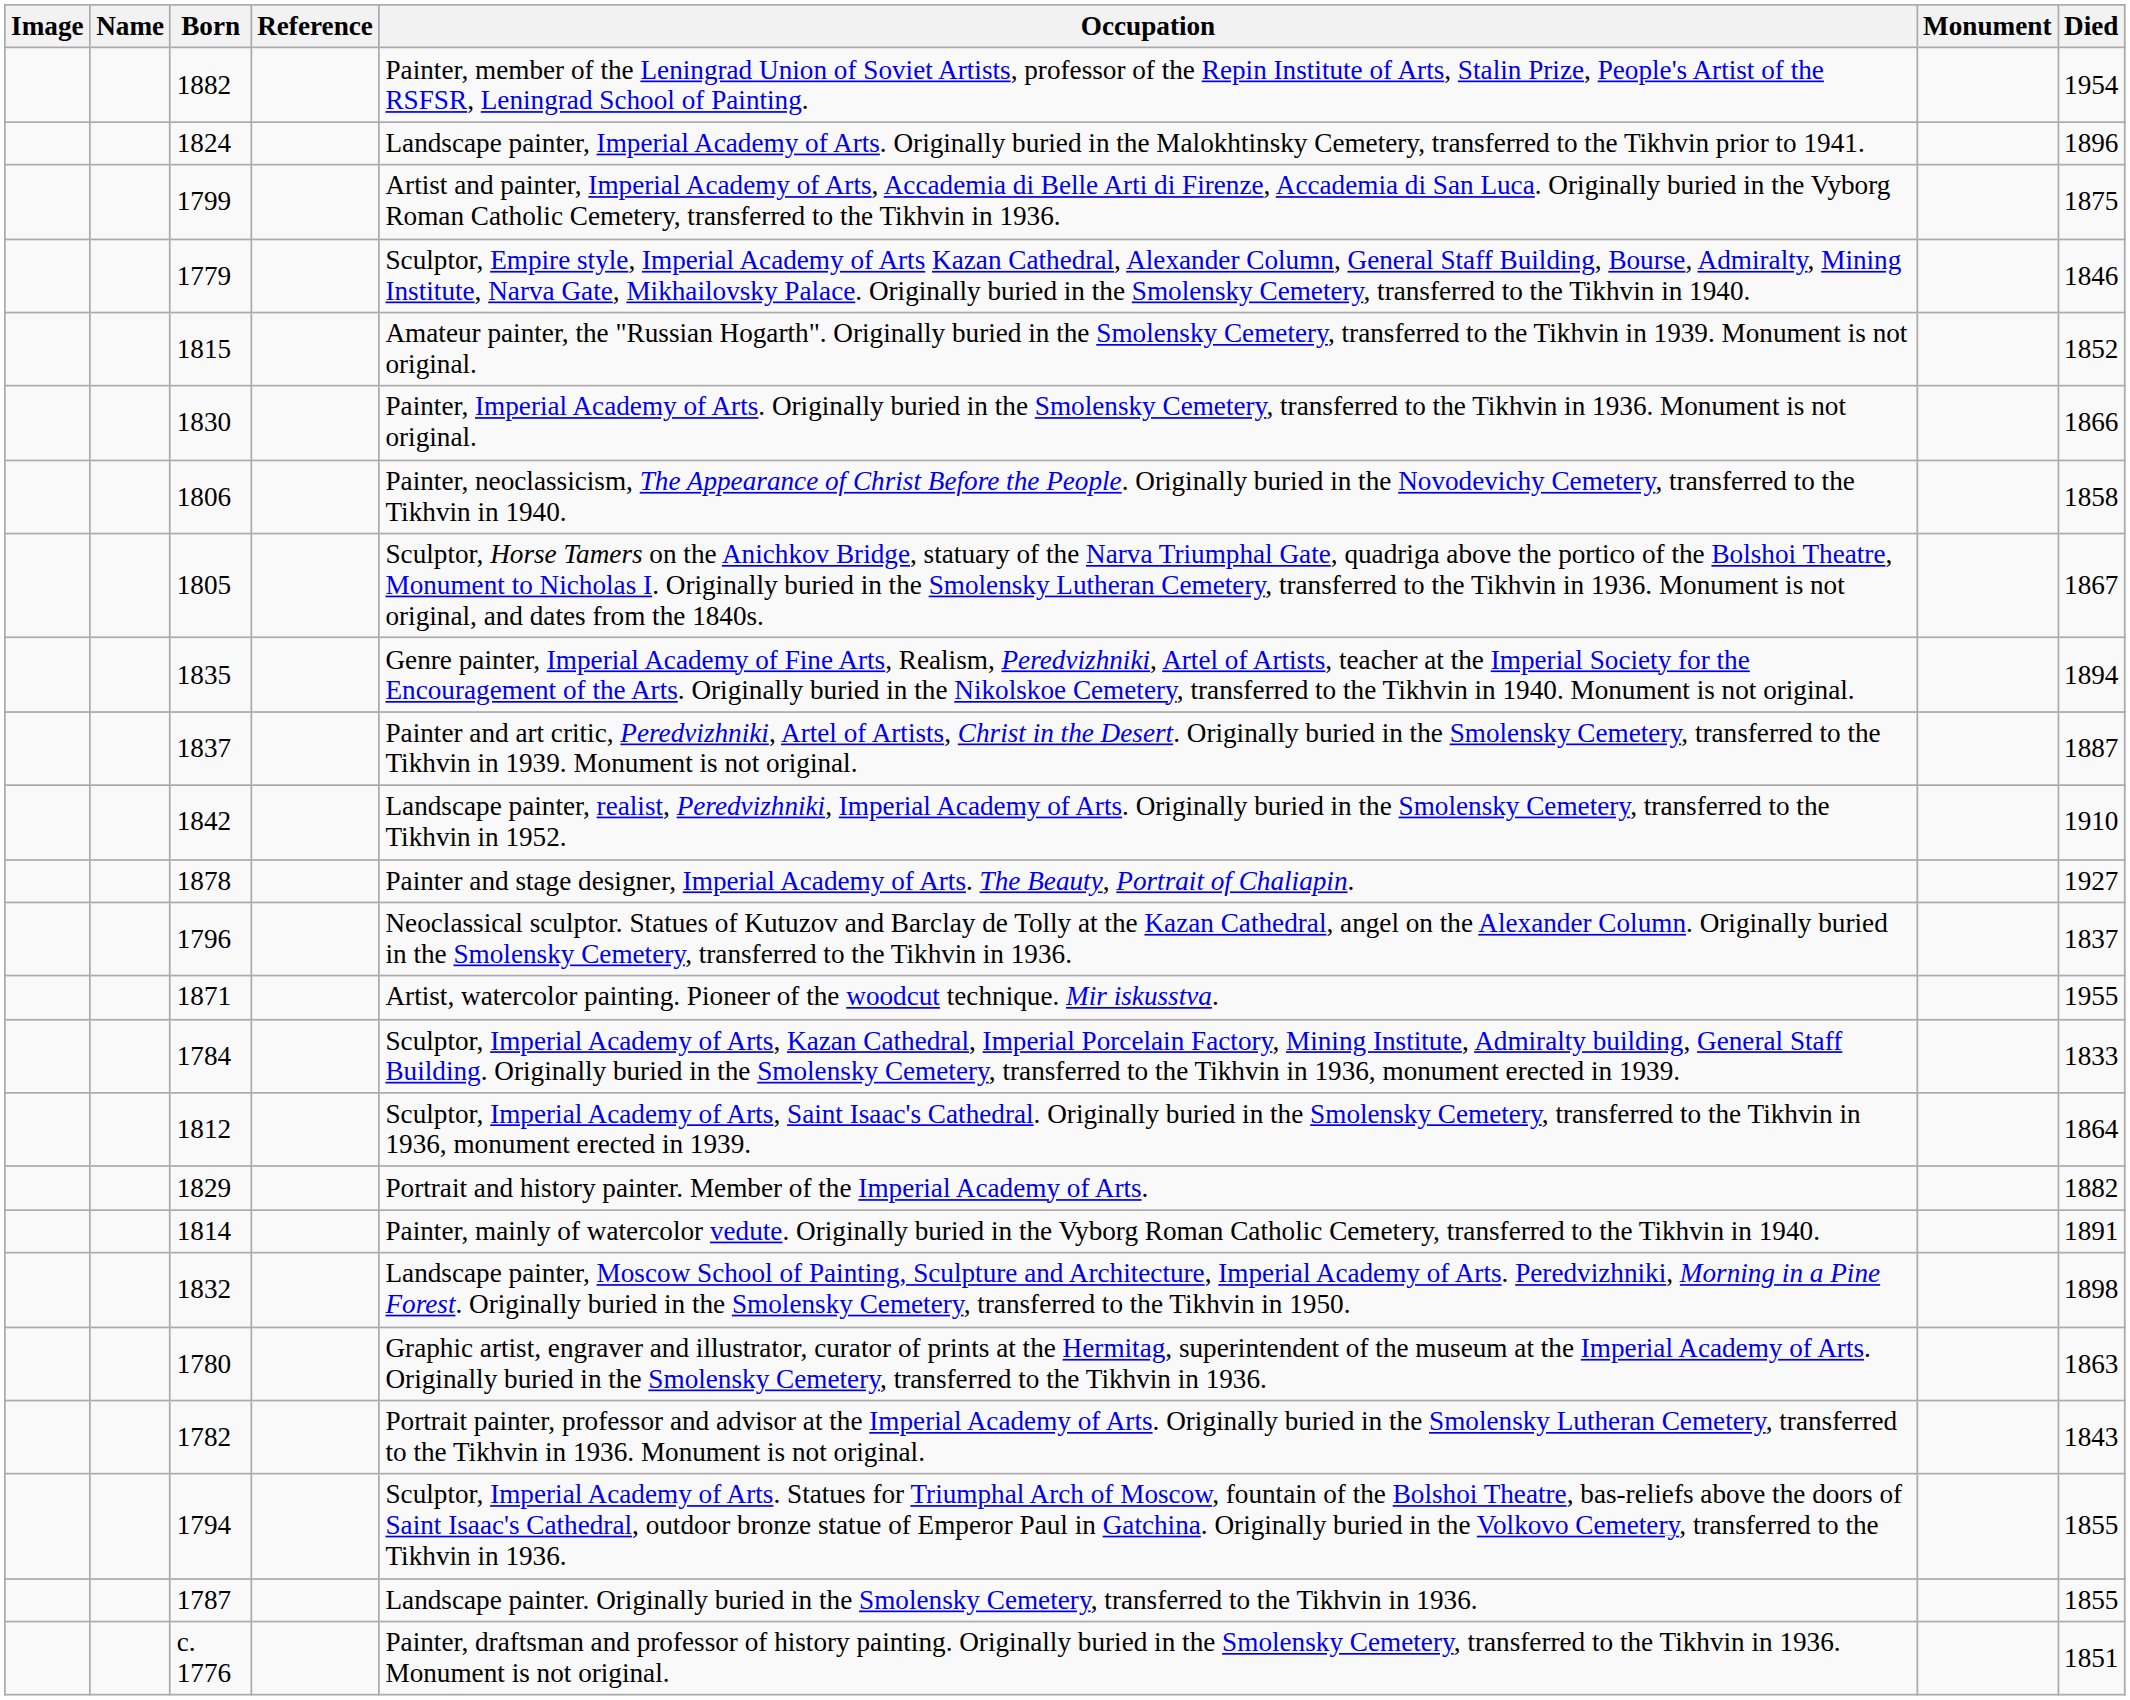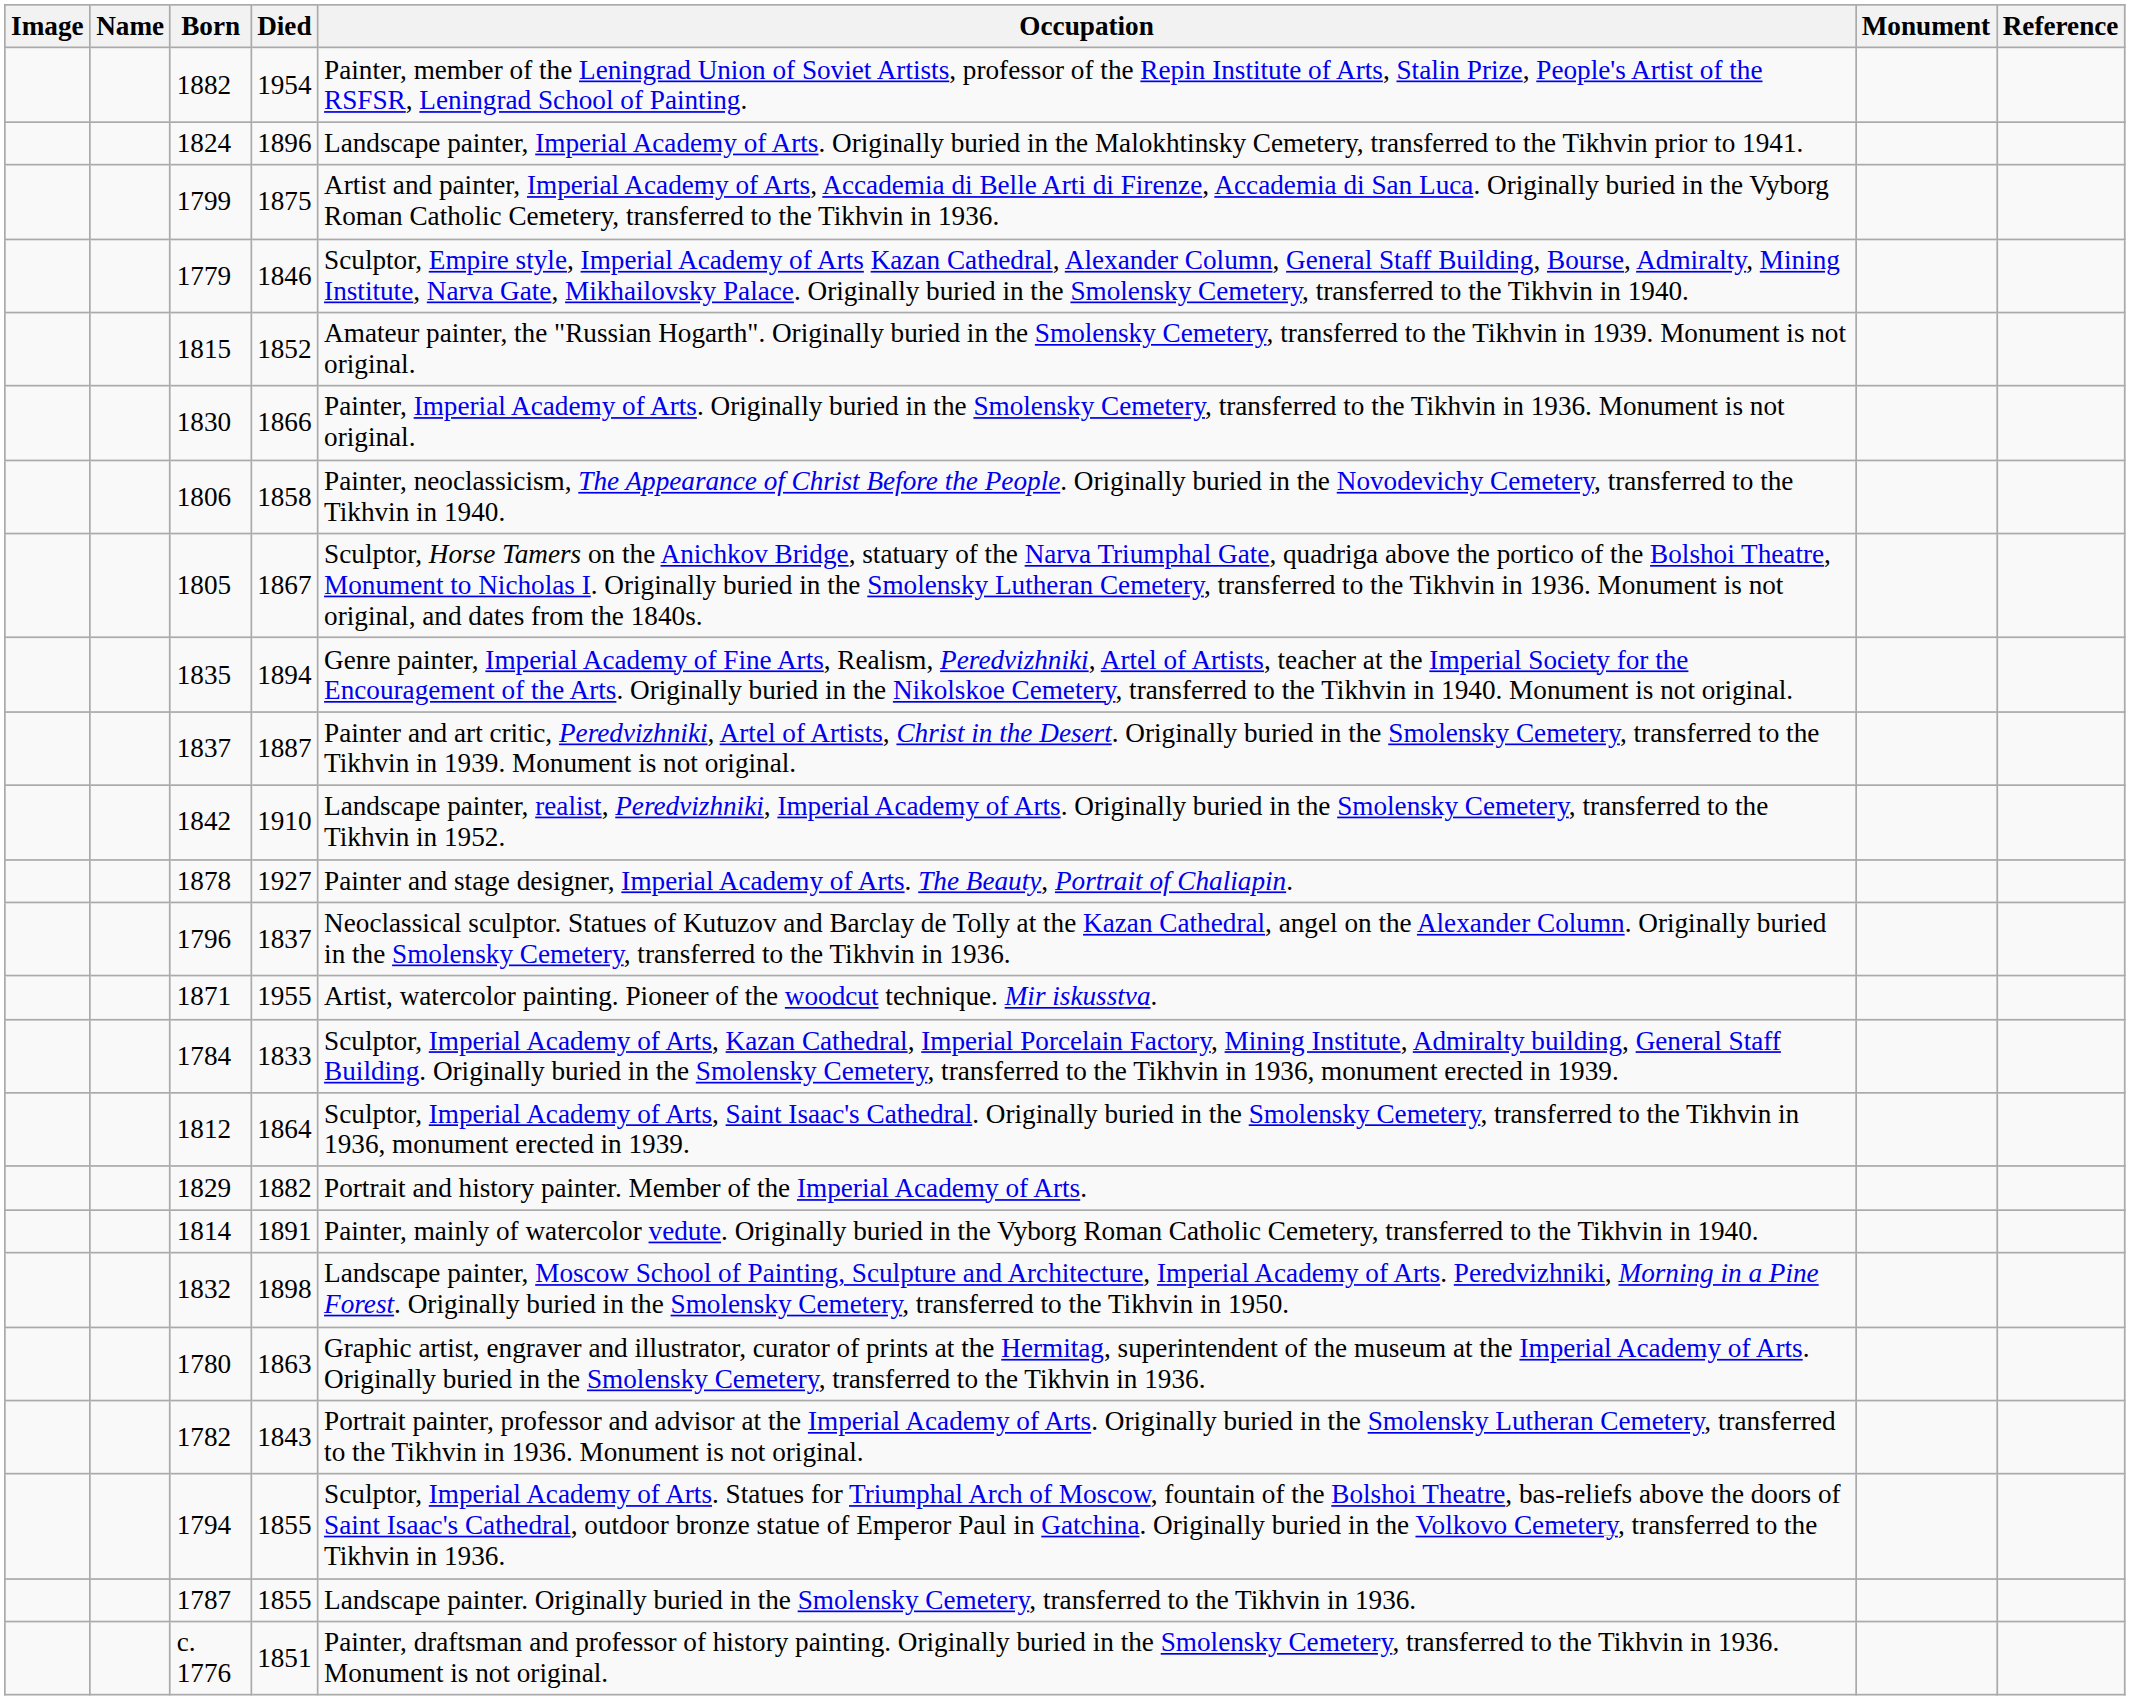columns swapped: (2091, 26) <-> (315, 26)
